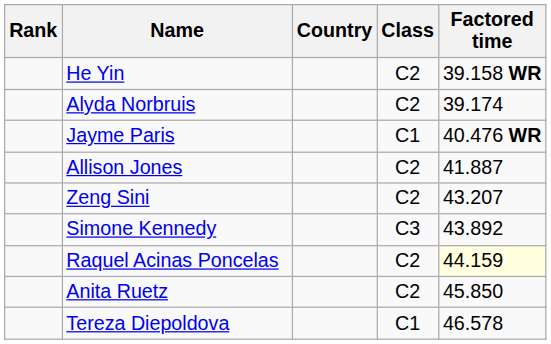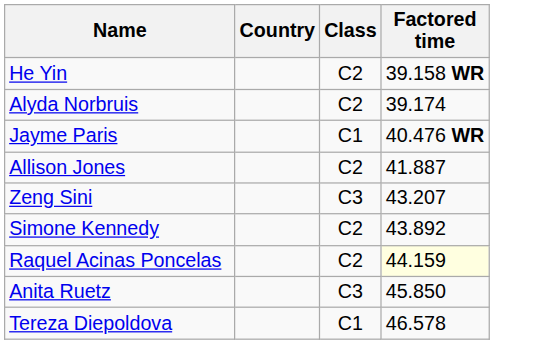- column: (33, 31)
(408, 198) C2 -> (350, 198) C3
(408, 229) C3 -> (350, 229) C2
(408, 291) C2 -> (350, 291) C3
